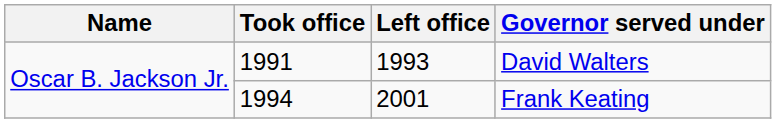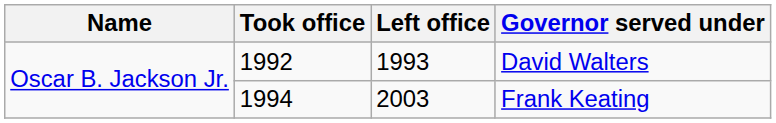(266, 61) 1991 -> (266, 61) 1992
(403, 99) 2001 -> (403, 99) 2003
